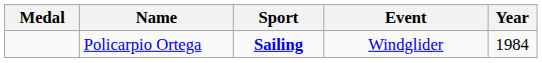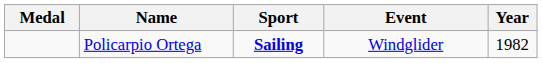(512, 44) 1984 -> (512, 44) 1982
